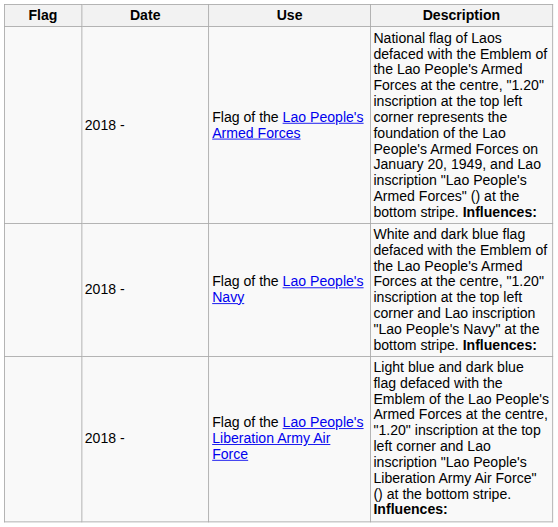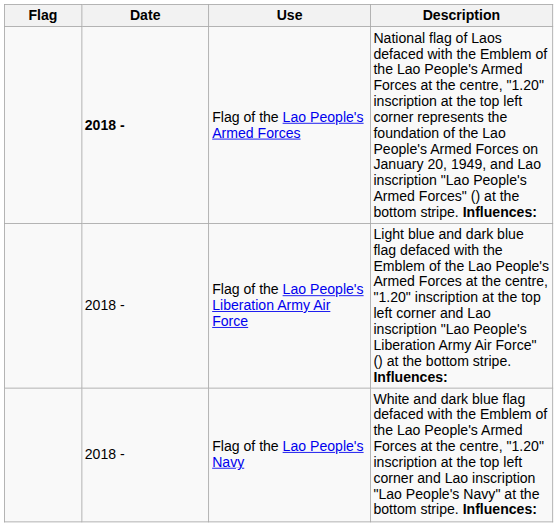(105, 125) normal -> (105, 125) bold
rows swapped: (288, 290) <-> (288, 439)
